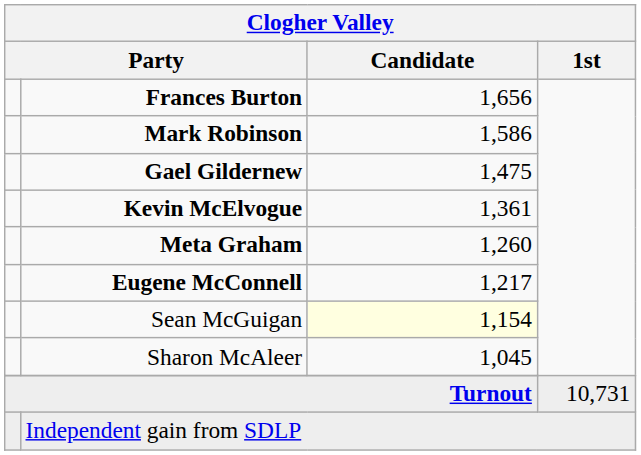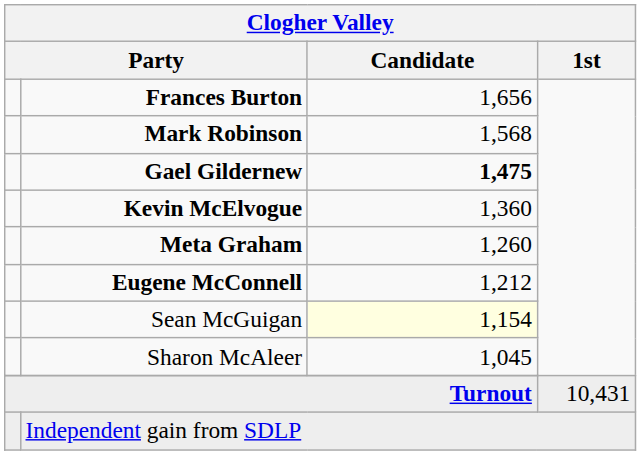(506, 134) 1,586 -> (506, 134) 1,568
(506, 171) normal -> (506, 171) bold
(506, 208) 1,361 -> (506, 208) 1,360
(506, 282) 1,217 -> (506, 282) 1,212
(598, 393) 10,731 -> (598, 393) 10,431
